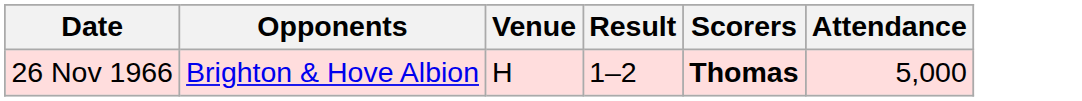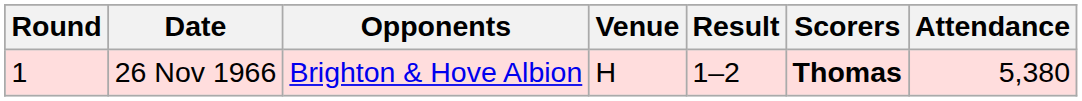+ column: (57, 27)
(931, 72) 5,000 -> (1034, 72) 5,380
